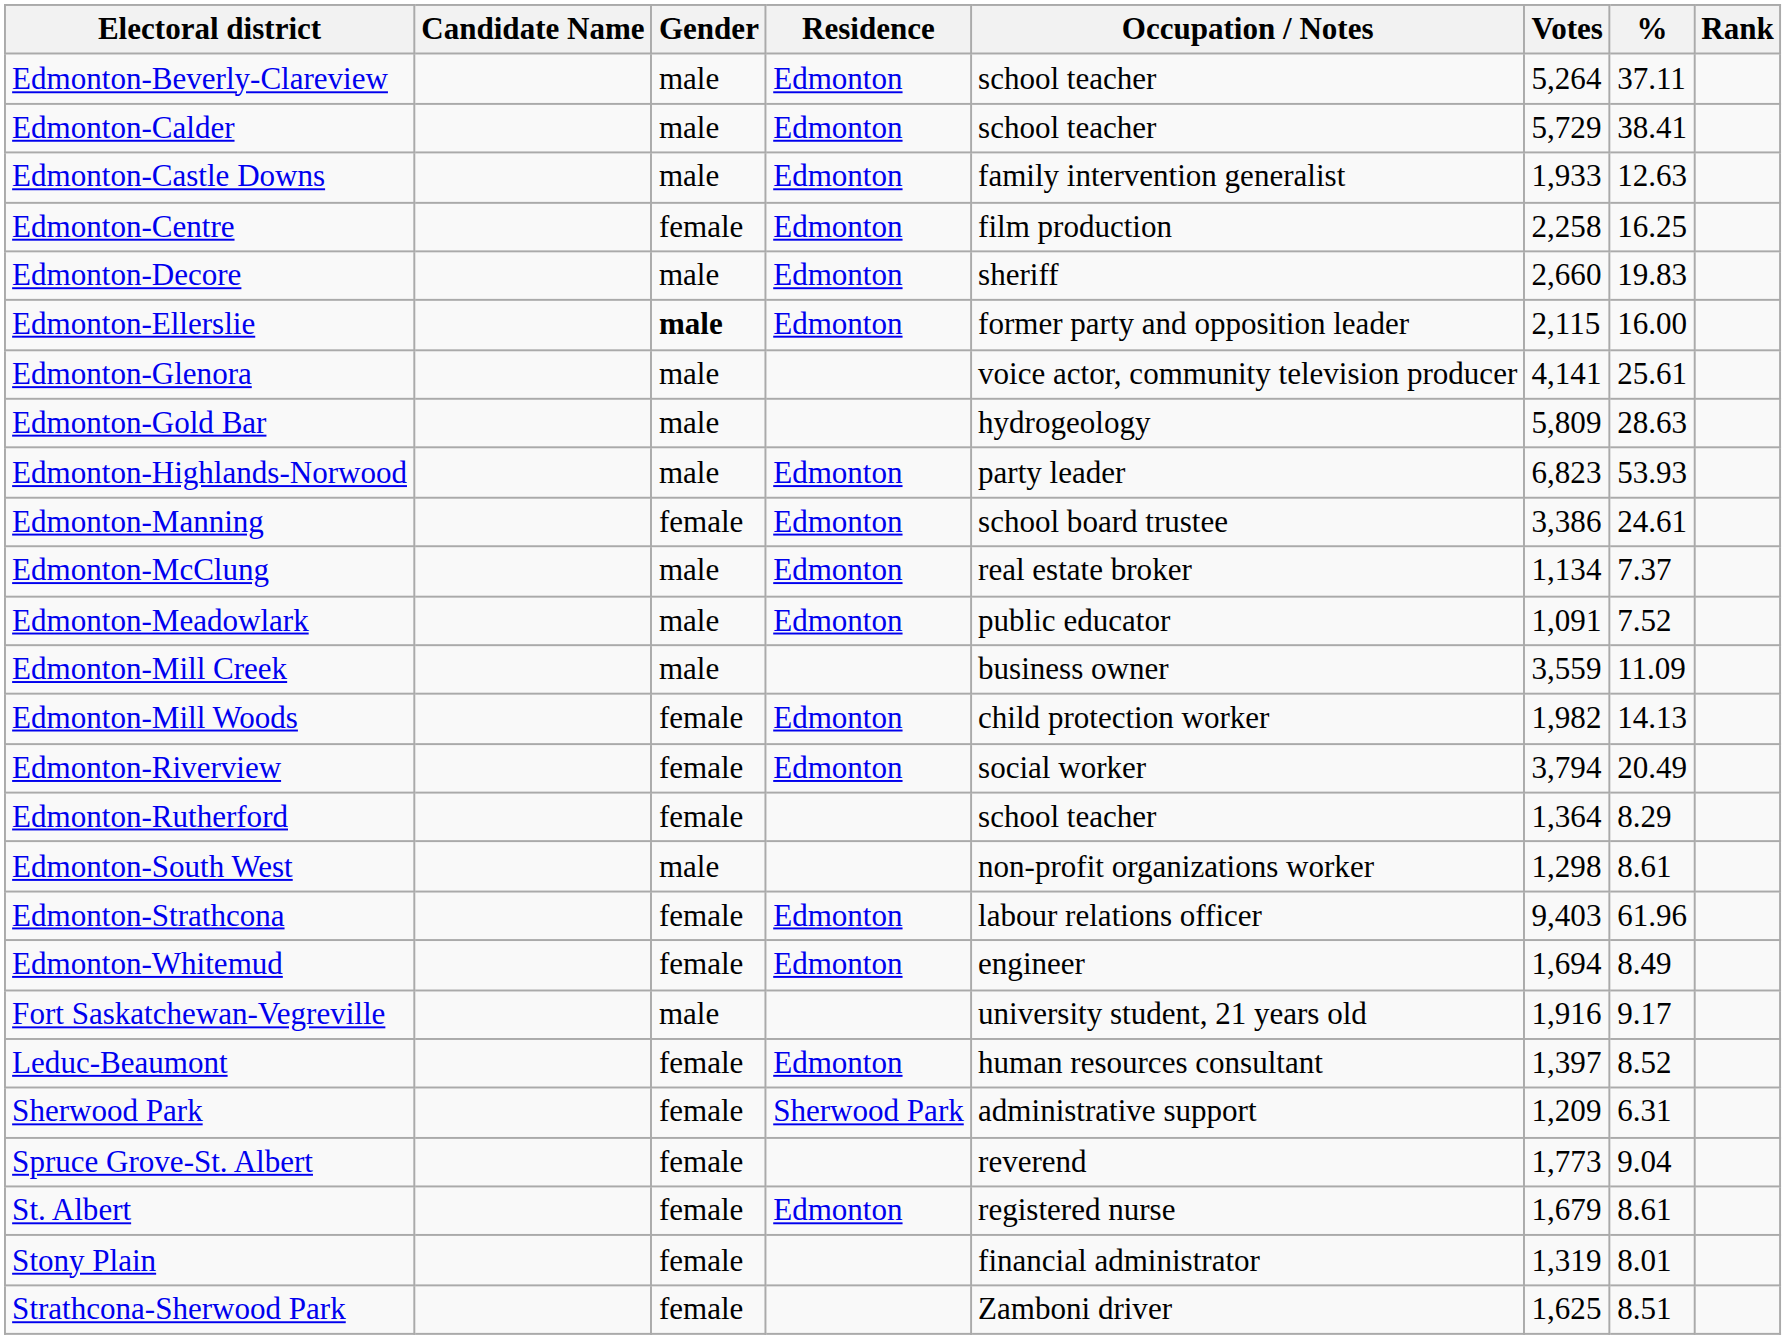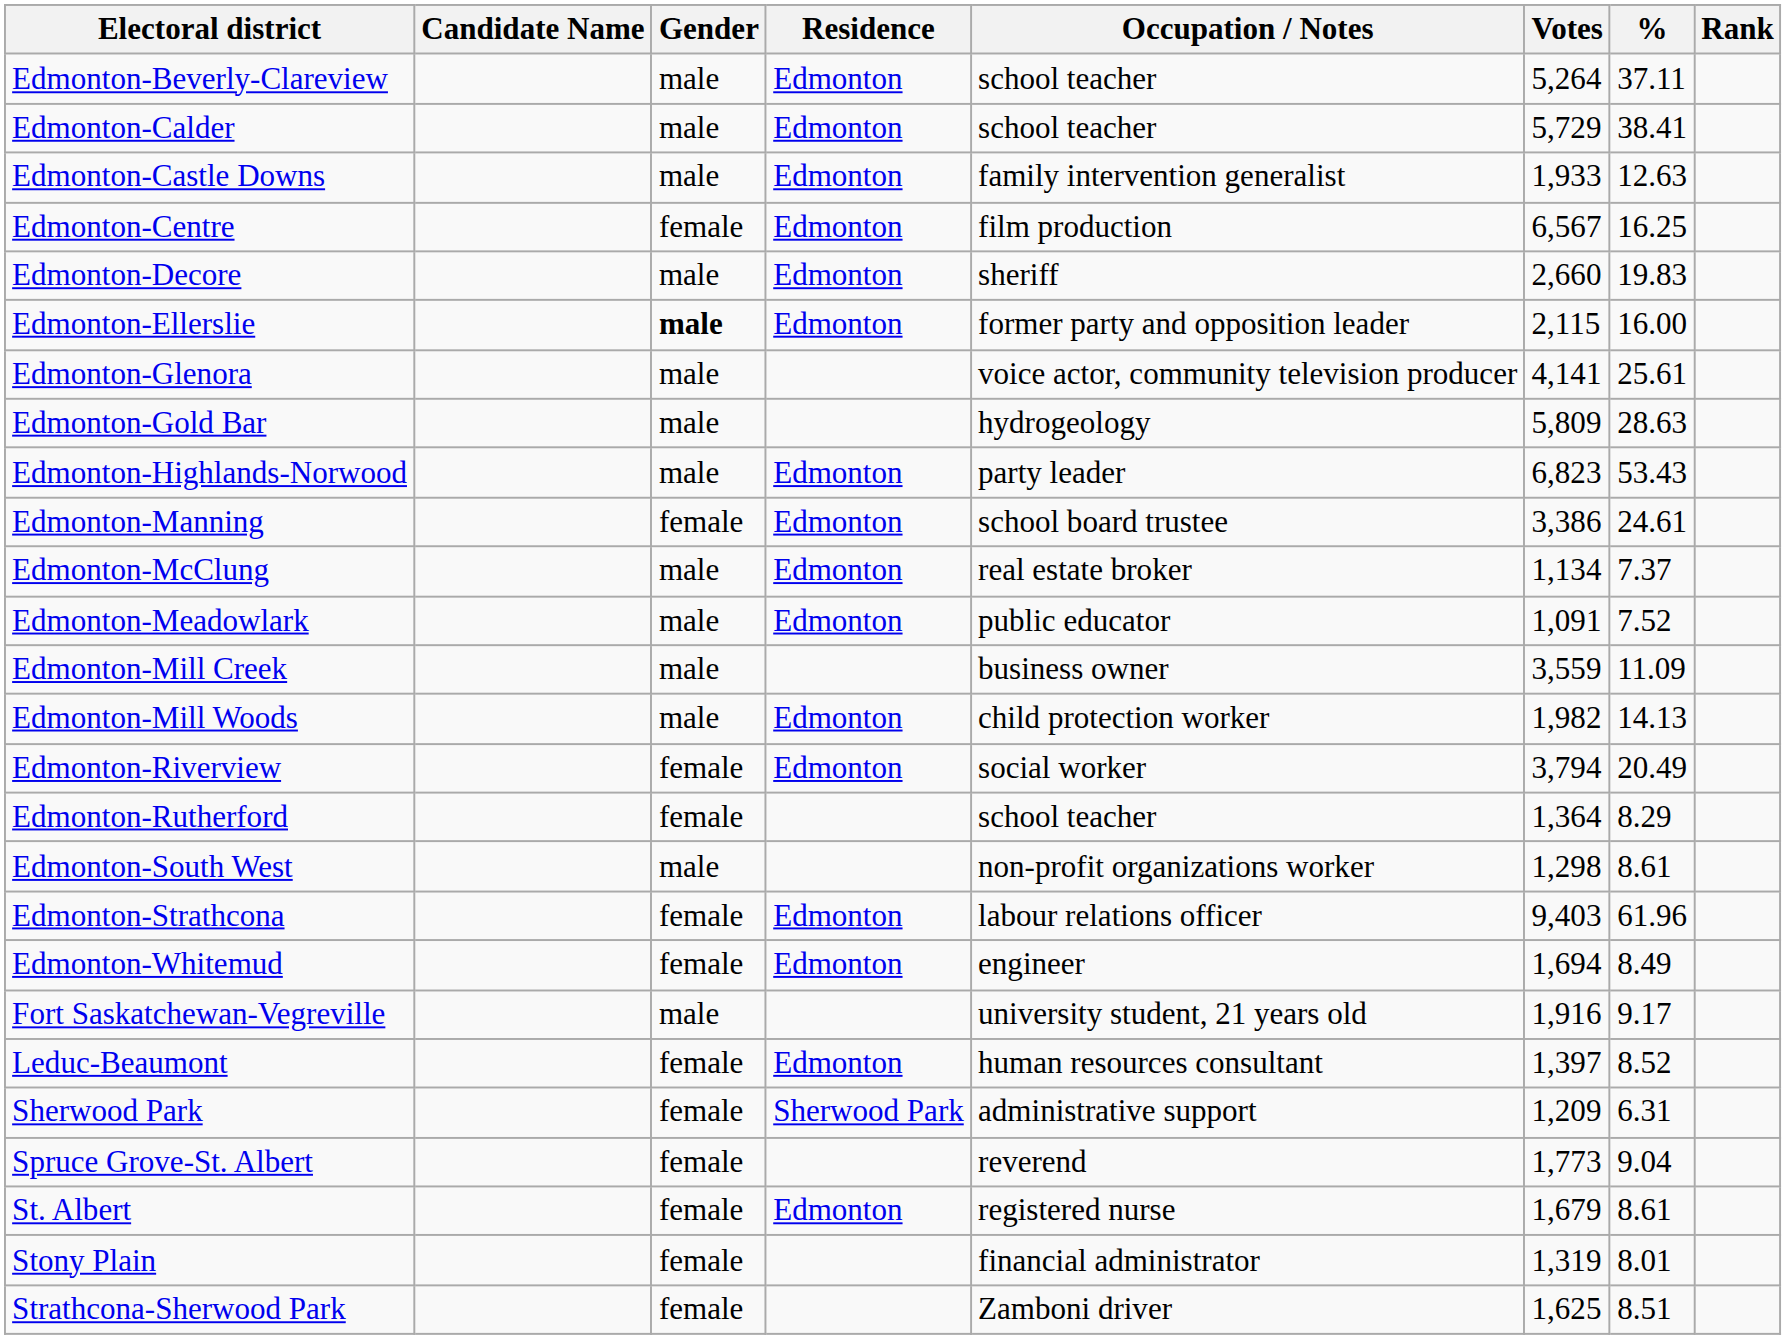(1566, 226) 2,258 -> (1566, 226) 6,567
(1652, 472) 53.93 -> (1652, 472) 53.43
(701, 718) female -> (689, 718) male
